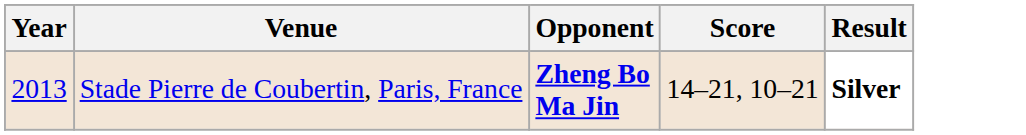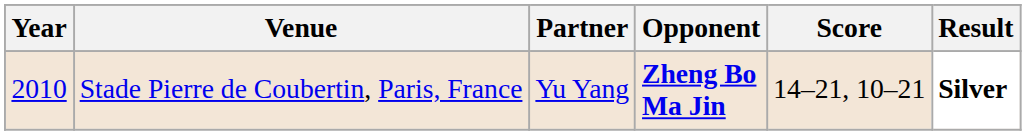+ column: (582, 27)
(39, 89) 2013 -> (39, 89) 2010
